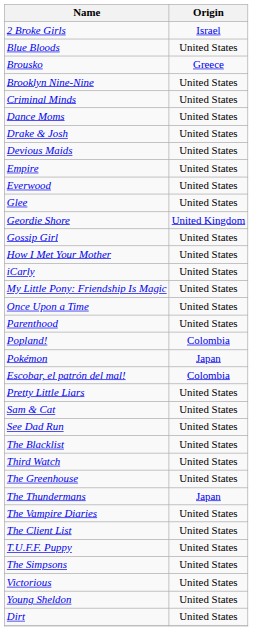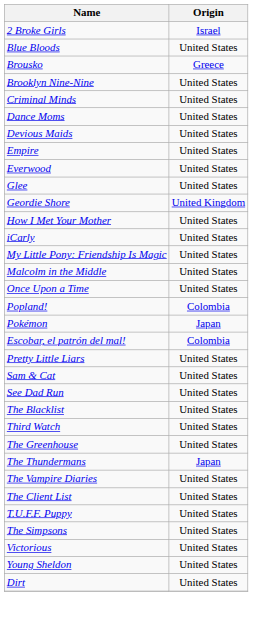- row: (37, 133)
- row: (32, 237)
+ row: (57, 271)
- row: (32, 323)
